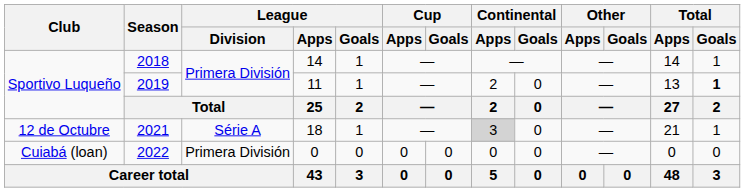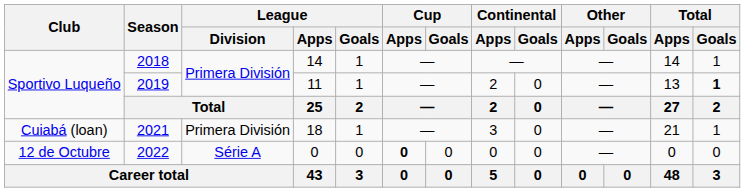(64, 130) 12 de Octubre -> (64, 130) Cuiabá (loan)
(238, 130) Série A -> (238, 130) Primera División
(493, 130) lightgrey background -> (493, 130) no background
(64, 152) Cuiabá (loan) -> (64, 152) 12 de Octubre
(238, 152) Primera División -> (238, 152) Série A
(404, 152) normal -> (404, 152) bold
